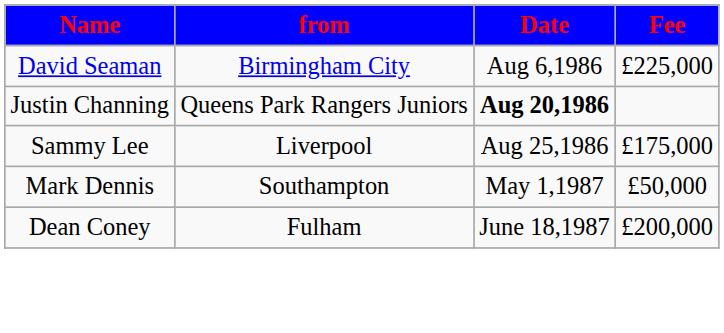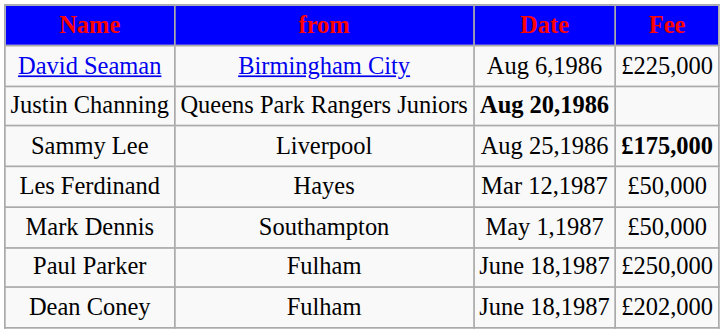(667, 146) normal -> (667, 146) bold
+ row: (90, 186)
+ row: (90, 267)
(667, 226) £200,000 -> (667, 307) £202,000
